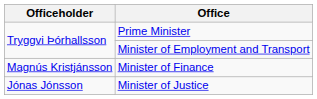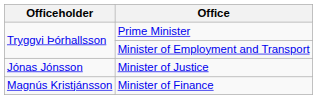rows swapped: (163, 85) <-> (166, 67)
